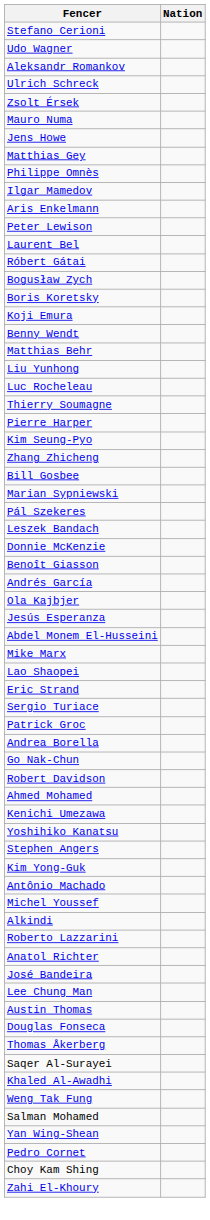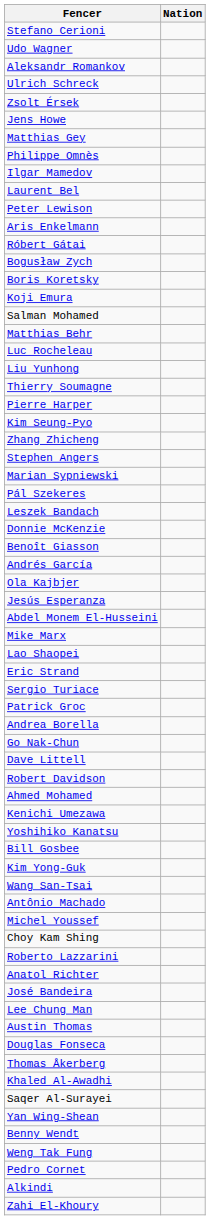- row: (40, 120)
rows swapped: (53, 209) <-> (43, 245)
rows swapped: (43, 334) <-> (53, 1117)
rows swapped: (43, 369) <-> (50, 387)
rows swapped: (43, 476) <-> (53, 850)
+ row: (46, 761)
+ row: (50, 885)
rows swapped: (53, 1170) <-> (30, 921)
rows swapped: (59, 1063) <-> (59, 1081)
rows swapped: (53, 1135) <-> (50, 1099)
